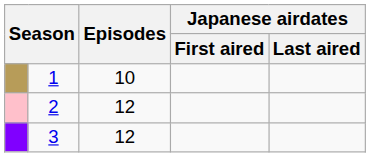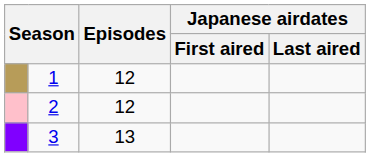(125, 78) 10 -> (125, 78) 12
(125, 136) 12 -> (125, 136) 13
